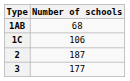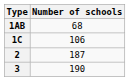(77, 69) 177 -> (77, 69) 190
